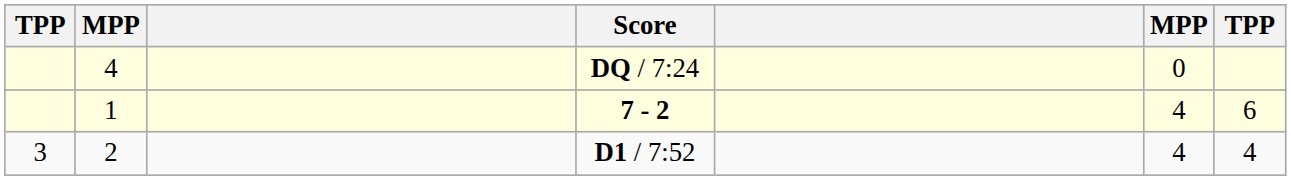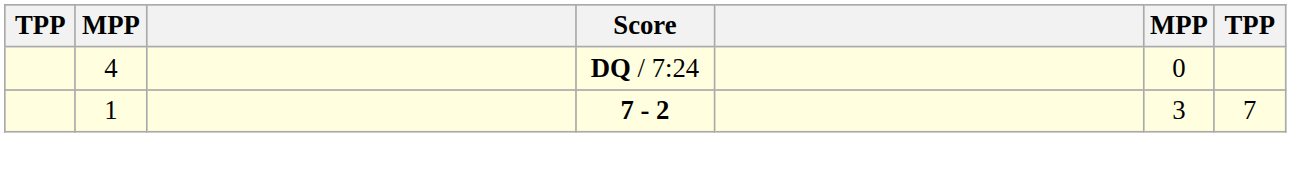(1179, 110) 4 -> (1179, 110) 3
(1250, 110) 6 -> (1250, 110) 7
- row: (111, 152)
